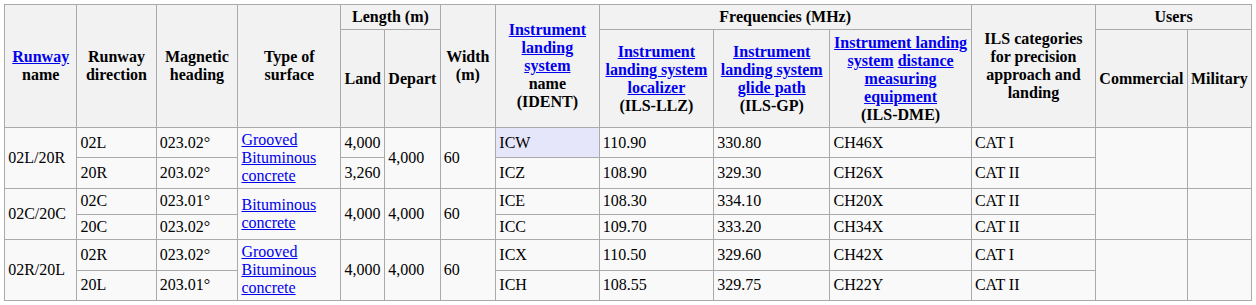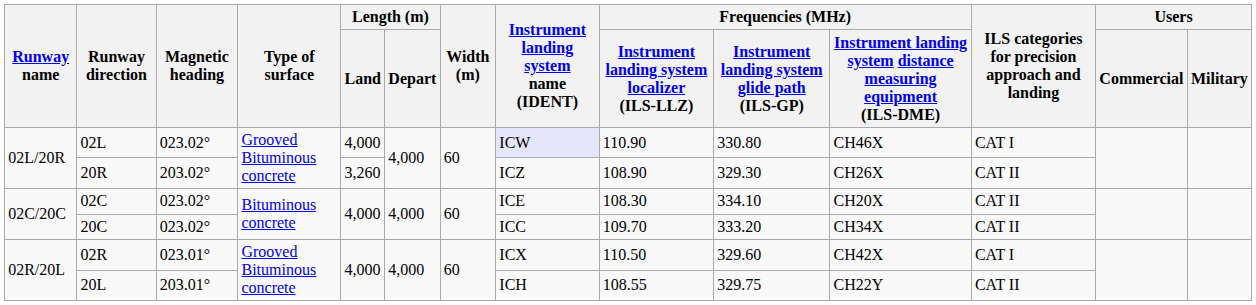(185, 201) 023.01° -> (185, 201) 023.02°
(185, 254) 023.02° -> (185, 254) 023.01°
